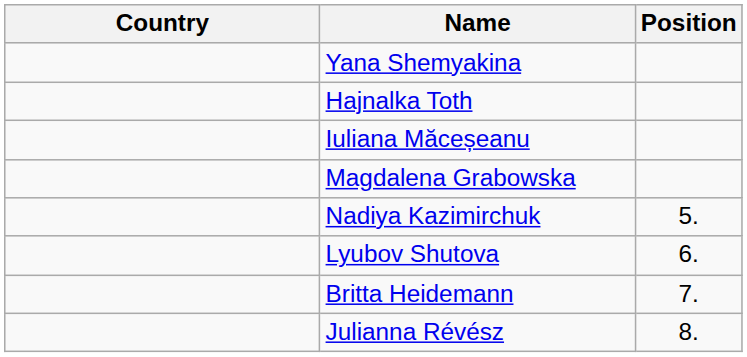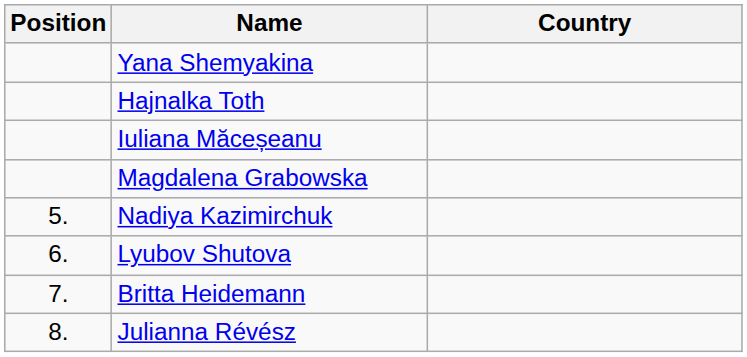columns swapped: (689, 23) <-> (162, 23)
